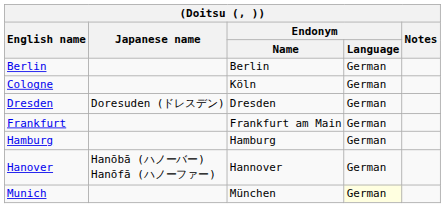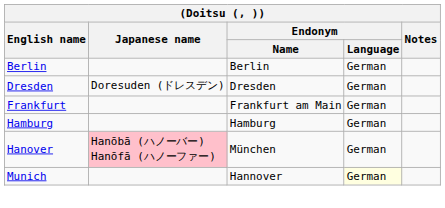- row: (30, 85)
(153, 167) no background -> (153, 149) pink background
(256, 167) Hannover -> (253, 149) München
(253, 194) München -> (256, 176) Hannover
